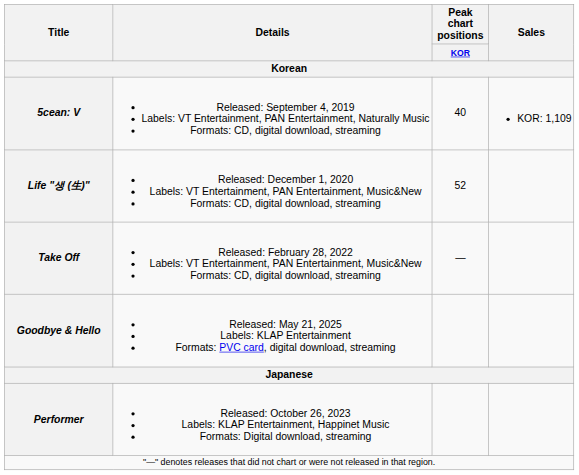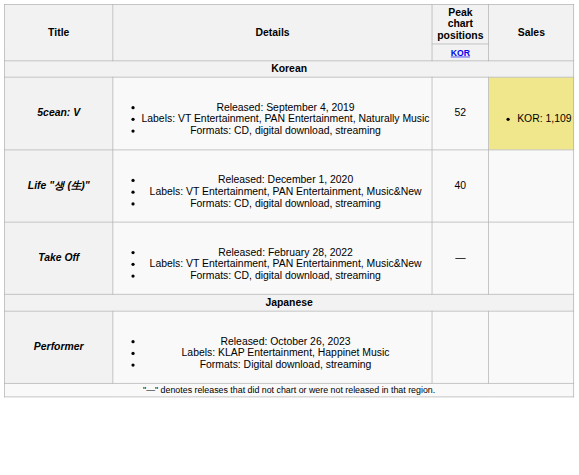(460, 113) 40 -> (460, 113) 52
(531, 119) no background -> (531, 119) khaki background
(460, 185) 52 -> (460, 185) 40
- row: (59, 330)
